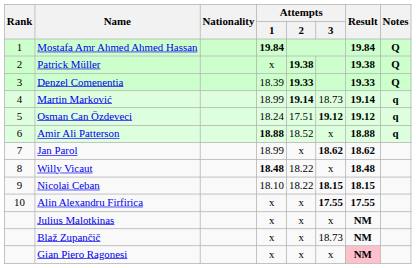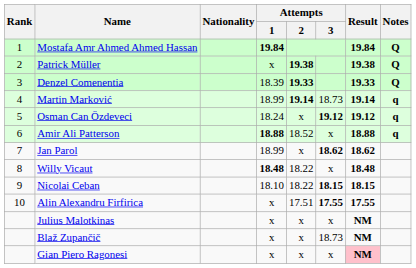(301, 116) 17.51 -> (301, 116) x
(301, 202) x -> (301, 202) 17.51
